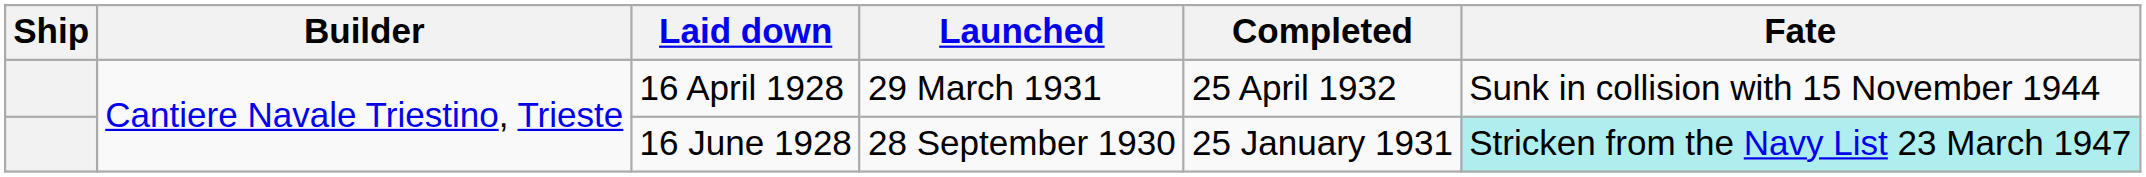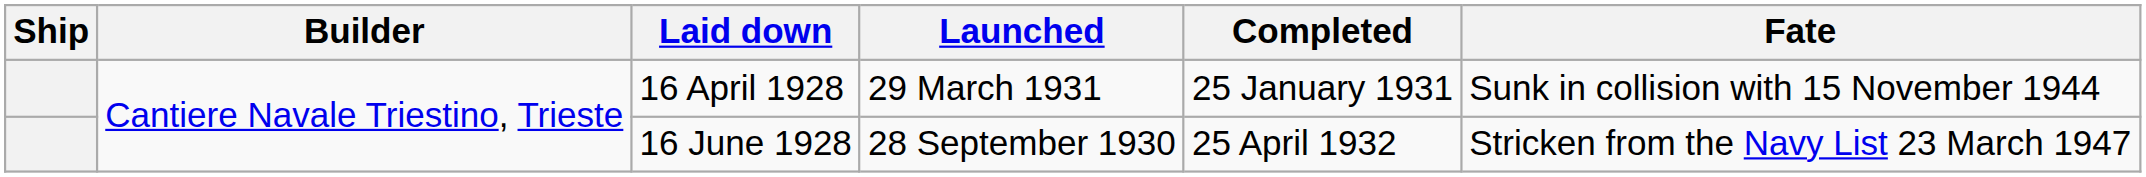(1294, 87) 25 April 1932 -> (1322, 87) 25 January 1931
(1322, 143) 25 January 1931 -> (1294, 143) 25 April 1932
(1800, 143) paleturquoise background -> (1800, 143) no background
